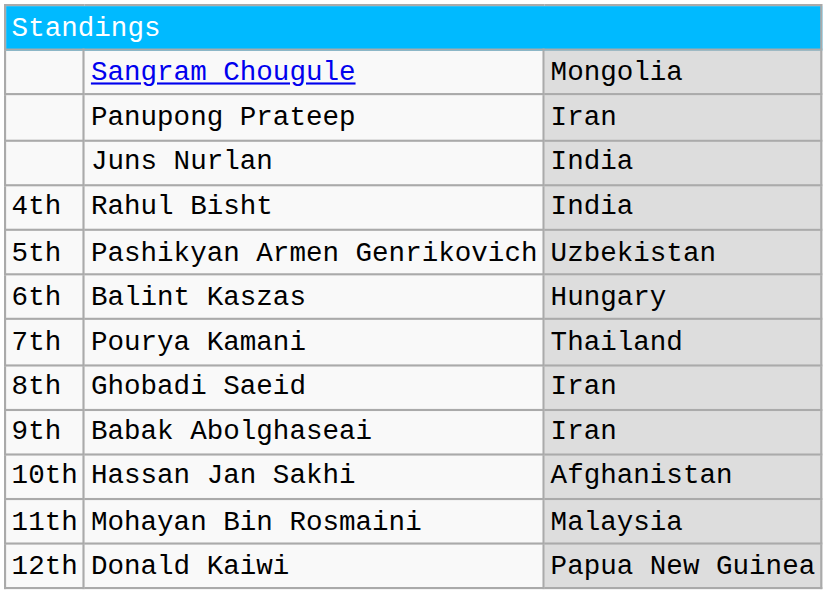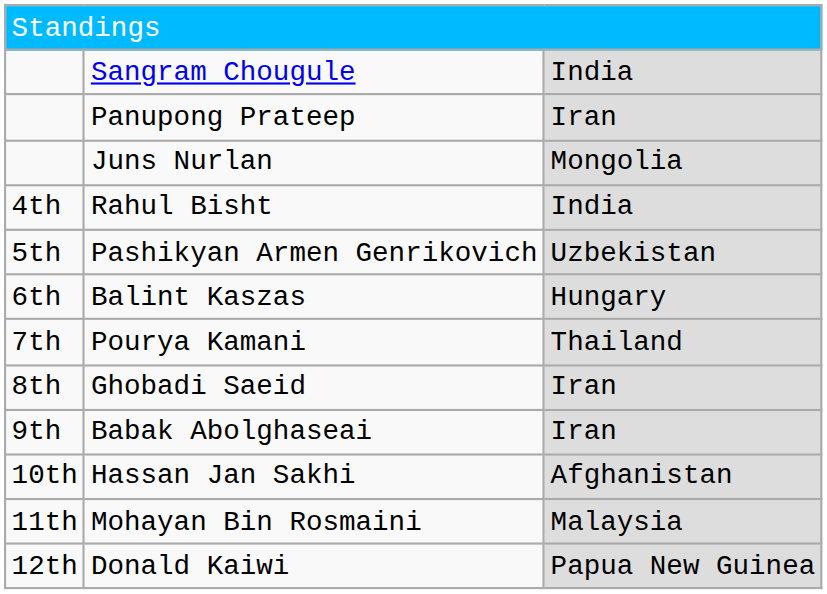(617, 72) Mongolia -> (592, 72) India
(592, 162) India -> (617, 162) Mongolia
